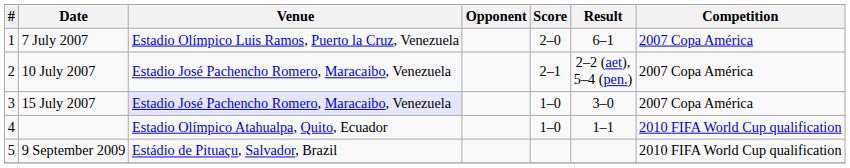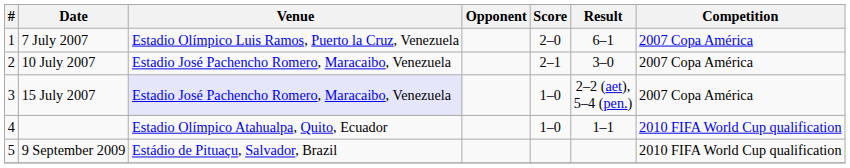(603, 72) 2–2 (aet), 5–4 (pen.) -> (603, 63) 3–0
(603, 104) 3–0 -> (603, 95) 2–2 (aet), 5–4 (pen.)
